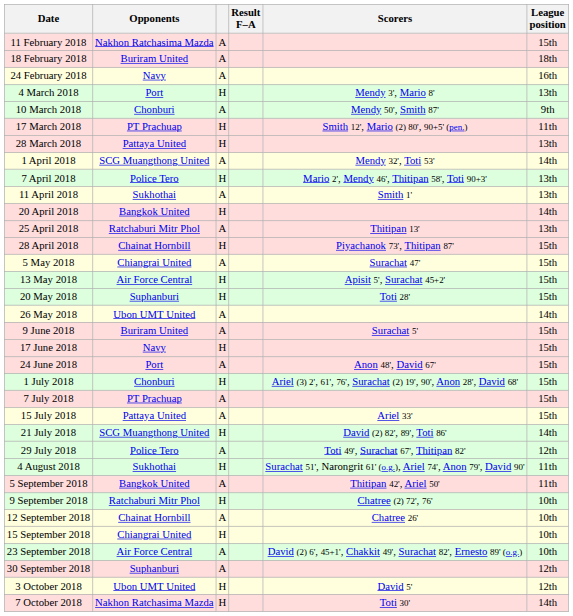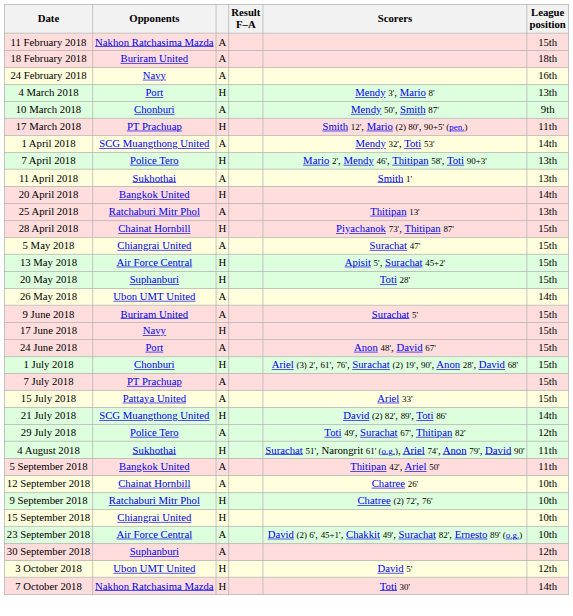- row: (48, 144)
rows swapped: (48, 501) <-> (48, 518)
